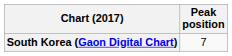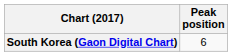(203, 42) 7 -> (203, 42) 6
